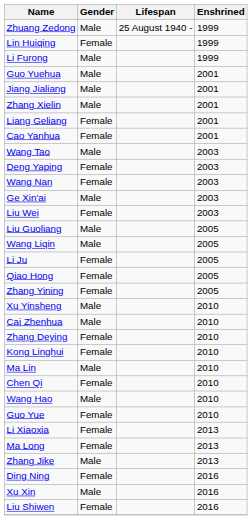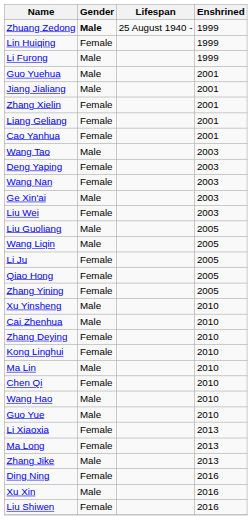(91, 27) normal -> (91, 27) bold
(91, 105) Male -> (96, 105) Female
(96, 414) Female -> (91, 414) Male
